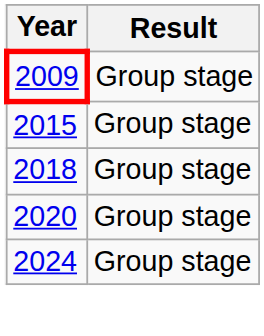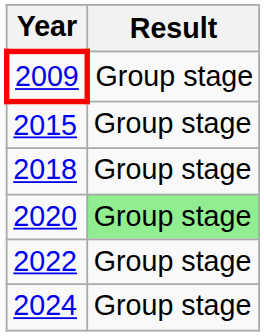(173, 216) no background -> (173, 216) lightgreen background
+ row: (45, 261)
